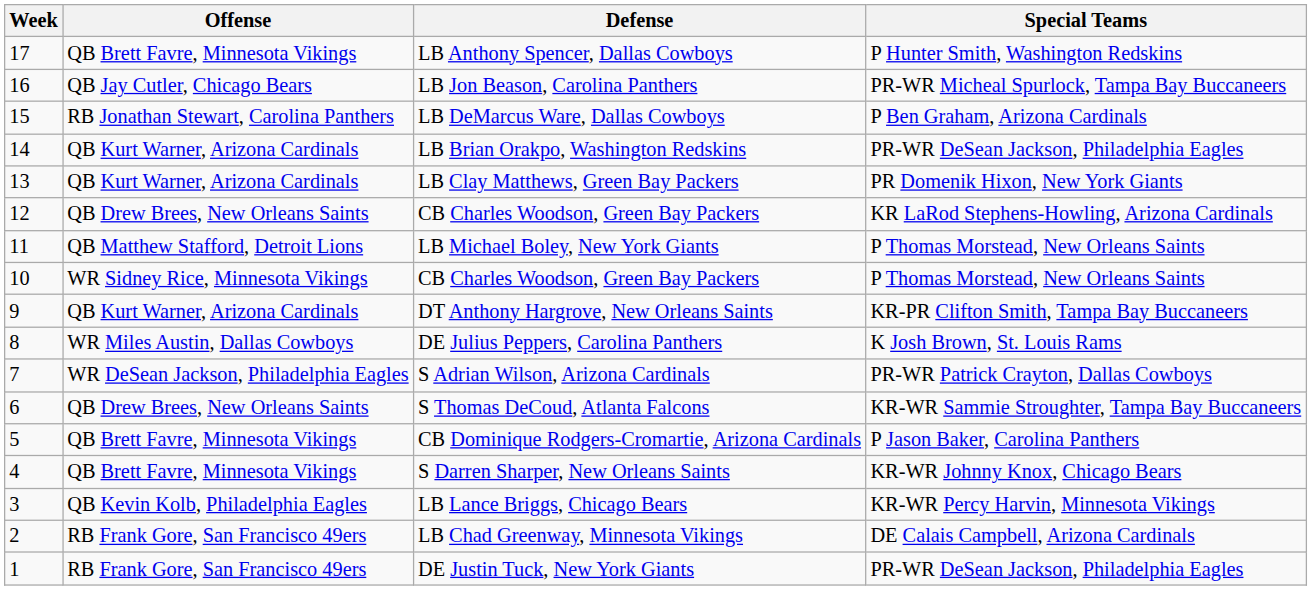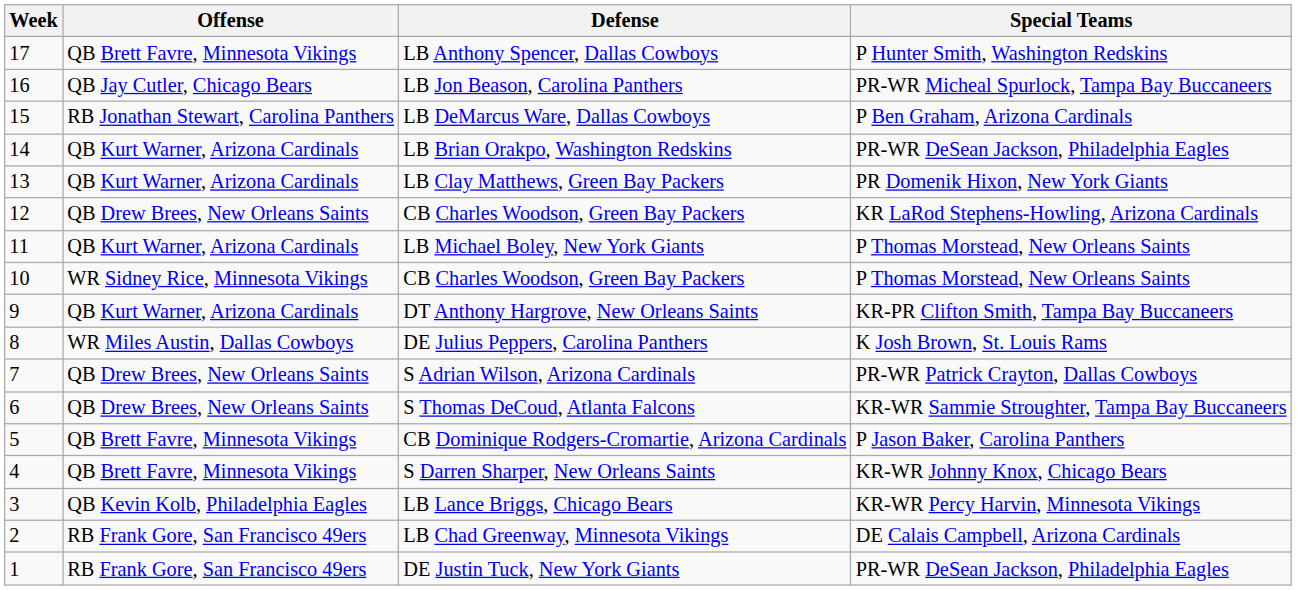(215, 246) QB Matthew Stafford, Detroit Lions -> (213, 246) QB Kurt Warner, Arizona Cardinals
(238, 375) WR DeSean Jackson, Philadelphia Eagles -> (218, 375) QB Drew Brees, New Orleans Saints
